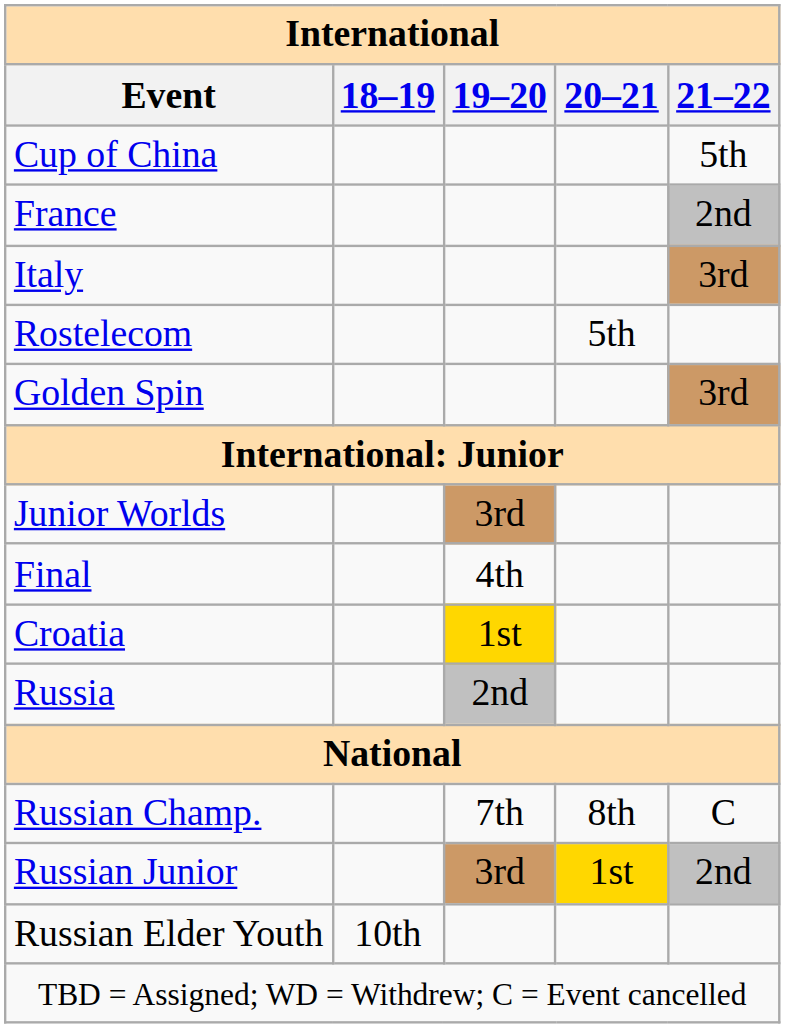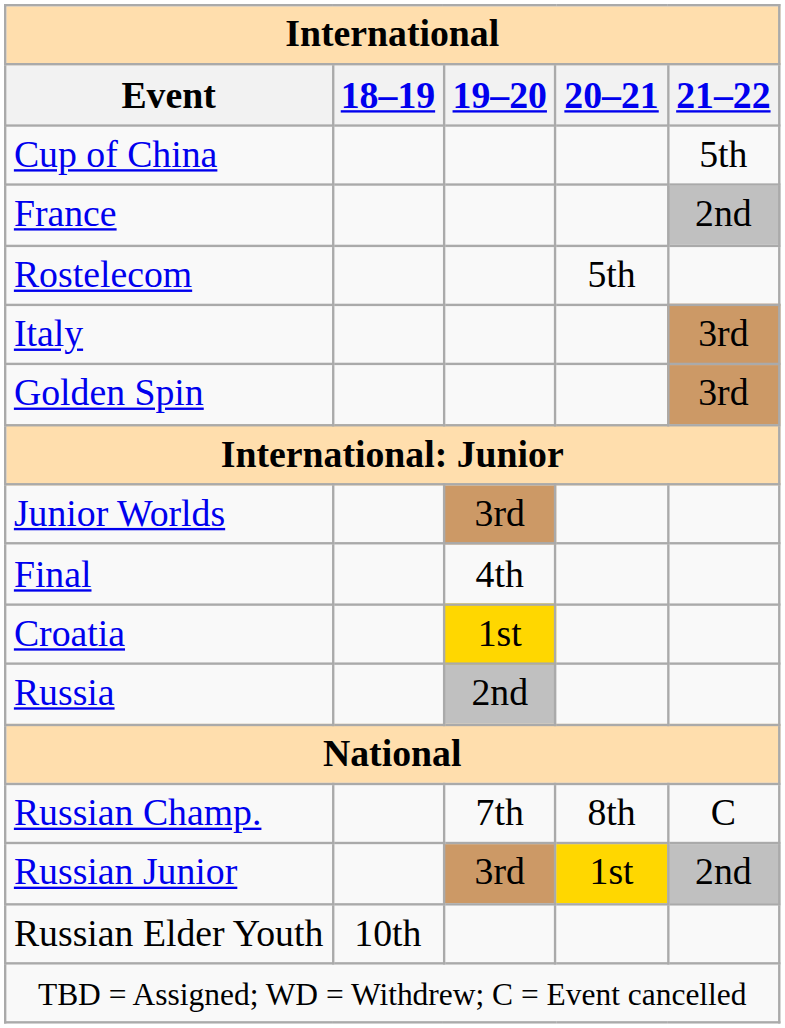rows swapped: (48, 273) <-> (103, 333)
